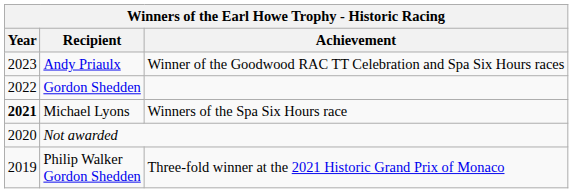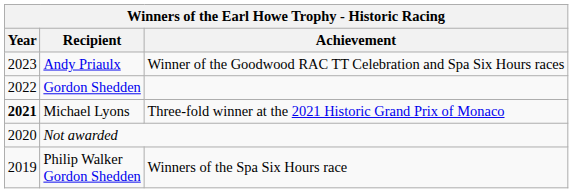(247, 111) Winners of the Spa Six Hours race -> (326, 111) Three-fold winner at the 2021 Historic Grand Prix of Monaco
(326, 167) Three-fold winner at the 2021 Historic Grand Prix of Monaco -> (247, 167) Winners of the Spa Six Hours race
